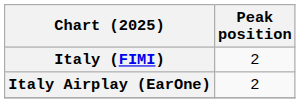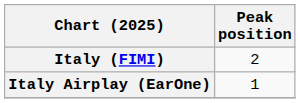(255, 85) 2 -> (255, 85) 1
